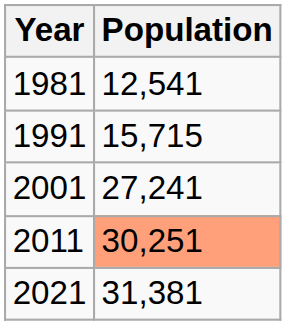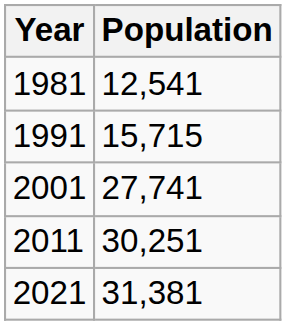(152, 188) 27,241 -> (152, 188) 27,741
(152, 240) lightsalmon background -> (152, 240) no background
